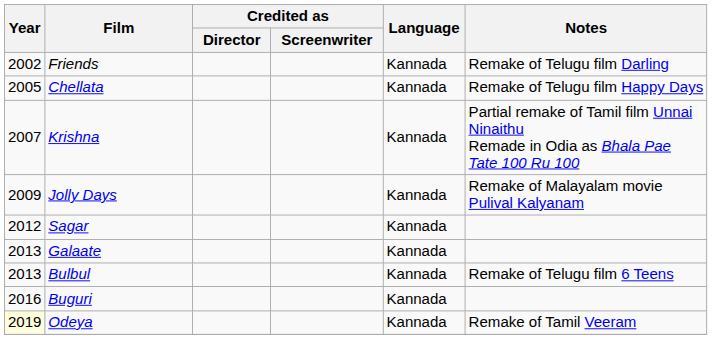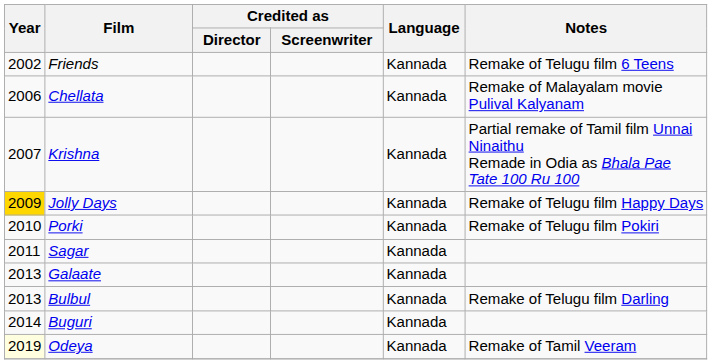(569, 64) Remake of Telugu film Darling -> (571, 64) Remake of Telugu film 6 Teens
(25, 87) 2005 -> (25, 96) 2006
(586, 87) Remake of Telugu film Happy Days -> (566, 96) Remake of Malayalam movie Pulival Kalyanam
(25, 194) no background -> (25, 203) gold background
(566, 194) Remake of Malayalam movie Pulival Kalyanam -> (586, 203) Remake of Telugu film Happy Days
+ row: (65, 227)
(25, 227) 2012 -> (24, 251) 2011
(571, 274) Remake of Telugu film 6 Teens -> (569, 298) Remake of Telugu film Darling
(25, 298) 2016 -> (25, 322) 2014
